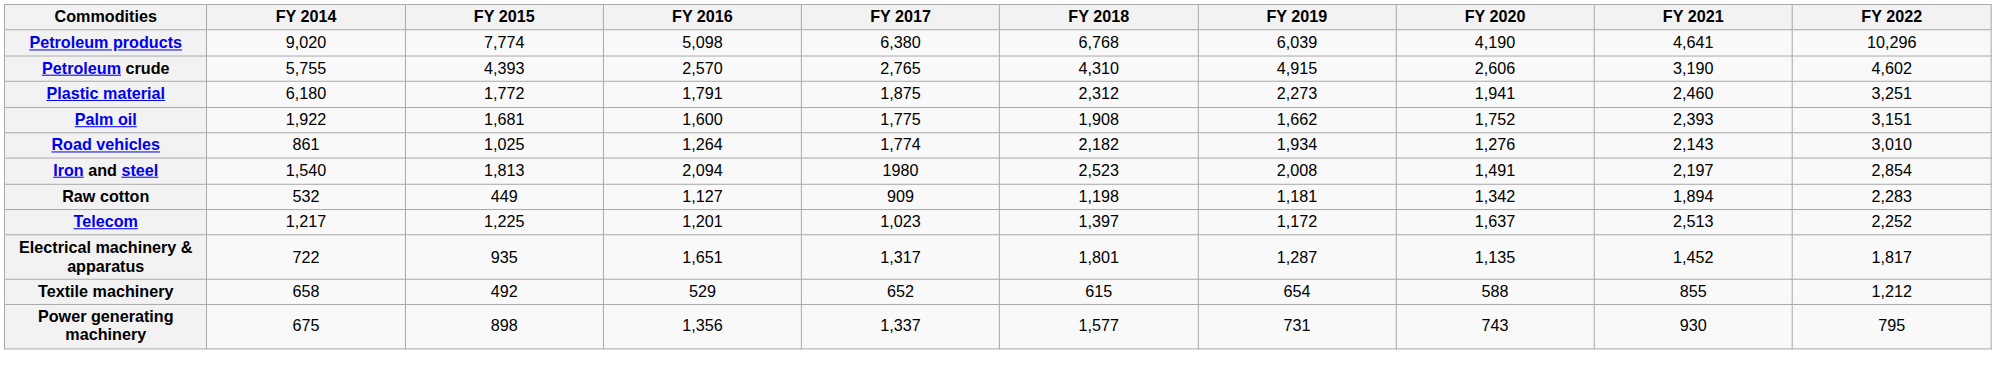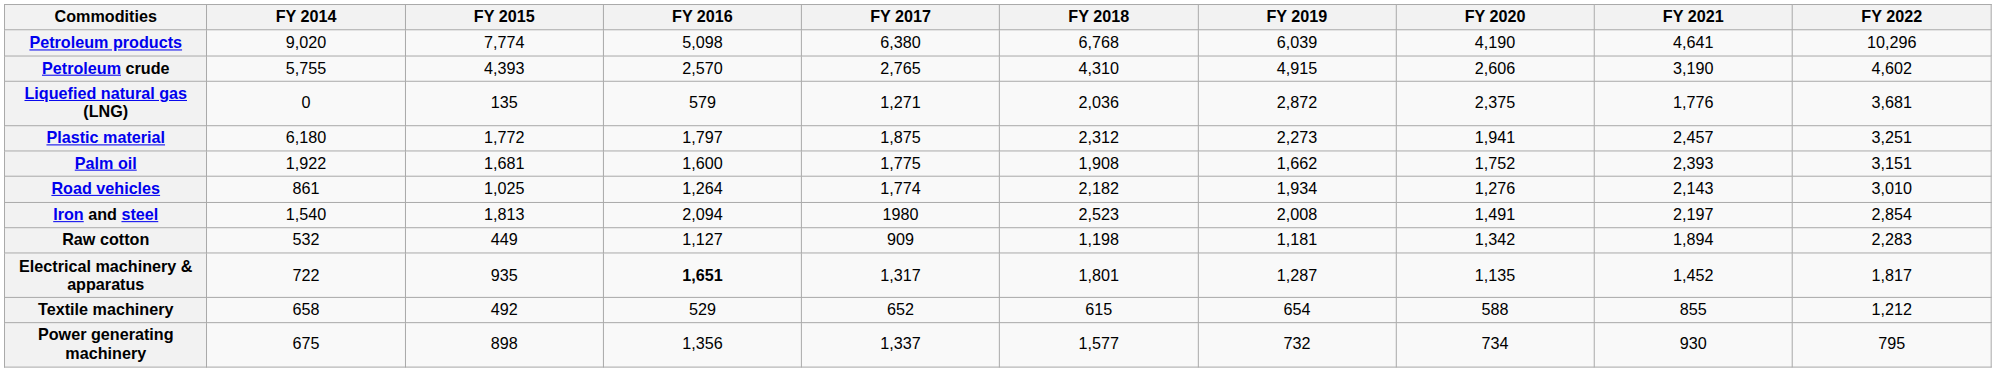+ row: (106, 103)
(702, 94) 1,791 -> (702, 138) 1,797
(1693, 94) 2,460 -> (1693, 138) 2,457
- row: (106, 222)
(702, 257) normal -> (702, 275) bold
(1297, 326) 731 -> (1297, 344) 732
(1495, 326) 743 -> (1495, 344) 734
